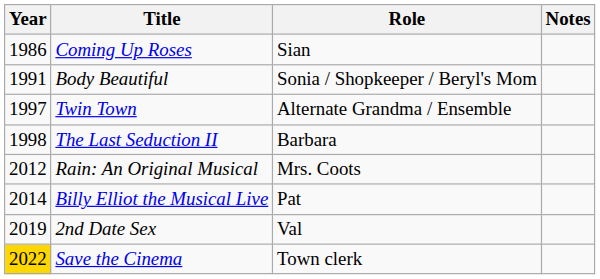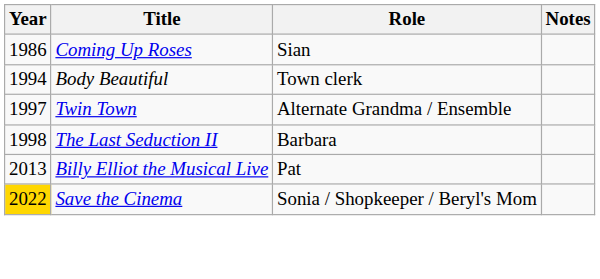(28, 79) 1991 -> (28, 79) 1994
(407, 79) Sonia / Shopkeeper / Beryl's Mom -> (320, 79) Town clerk
- row: (157, 169)
(28, 199) 2014 -> (28, 169) 2013
- row: (106, 229)
(320, 259) Town clerk -> (407, 199) Sonia / Shopkeeper / Beryl's Mom
